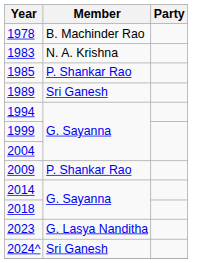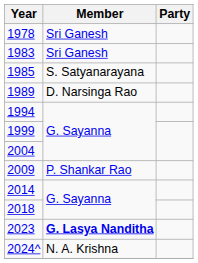(95, 33) B. Machinder Rao -> (77, 33) Sri Ganesh
(82, 53) N. A. Krishna -> (77, 53) Sri Ganesh
(89, 72) P. Shankar Rao -> (95, 72) S. Satyanarayana
(77, 92) Sri Ganesh -> (92, 92) D. Narsinga Rao
(97, 229) normal -> (100, 229) bold
(77, 248) Sri Ganesh -> (82, 248) N. A. Krishna
